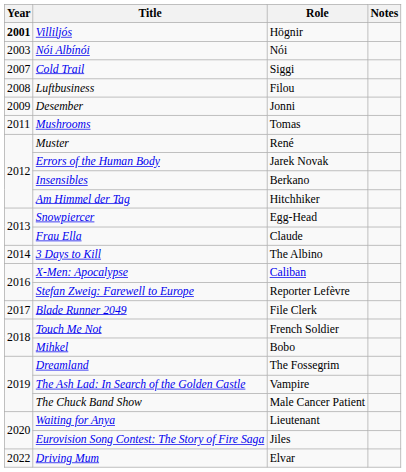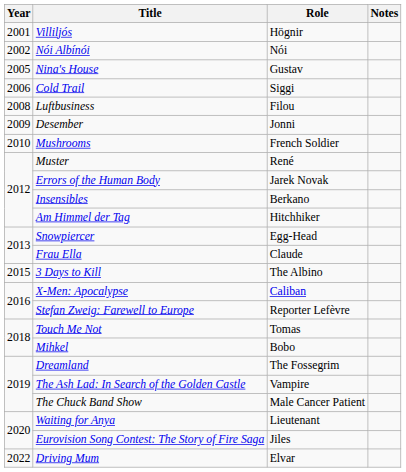(19, 32) bold -> (19, 32) normal
(19, 50) 2003 -> (19, 50) 2002
+ row: (67, 69)
(19, 69) 2007 -> (19, 87) 2006
(19, 124) 2011 -> (19, 143) 2010
(285, 124) Tomas -> (304, 143) French Soldier
(19, 254) 2014 -> (19, 273) 2015
- row: (81, 310)
(304, 328) French Soldier -> (285, 328) Tomas
